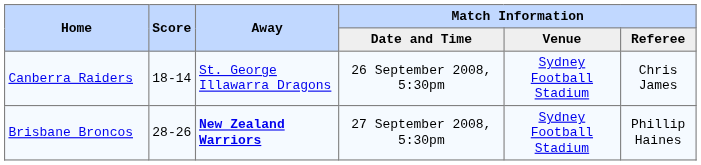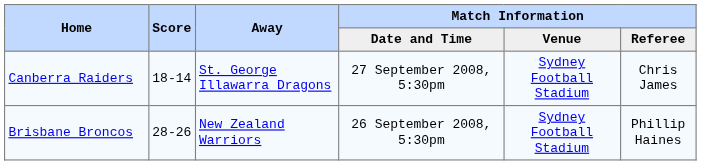(421, 78) 26 September 2008, 5:30pm -> (421, 78) 27 September 2008, 5:30pm
(242, 133) bold -> (242, 133) normal
(421, 133) 27 September 2008, 5:30pm -> (421, 133) 26 September 2008, 5:30pm
